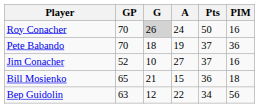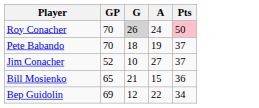- column: (241, 12)
(206, 29) no background -> (180, 29) pink background
(123, 95) 63 -> (108, 95) 69
